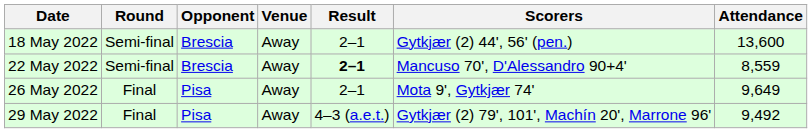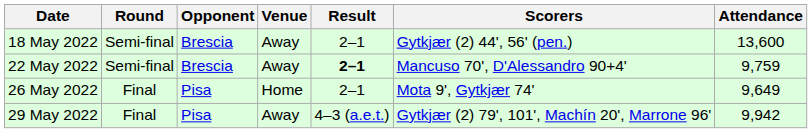(761, 66) 8,559 -> (761, 66) 9,759
(280, 90) Away -> (282, 90) Home
(761, 115) 9,492 -> (761, 115) 9,942
